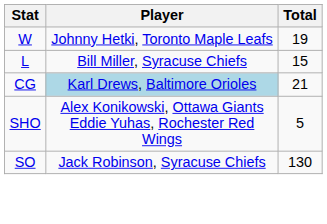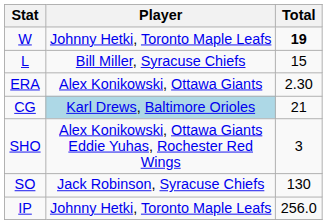(300, 38) normal -> (299, 38) bold
+ row: (25, 84)
(300, 123) 5 -> (299, 146) 3
+ row: (25, 208)
